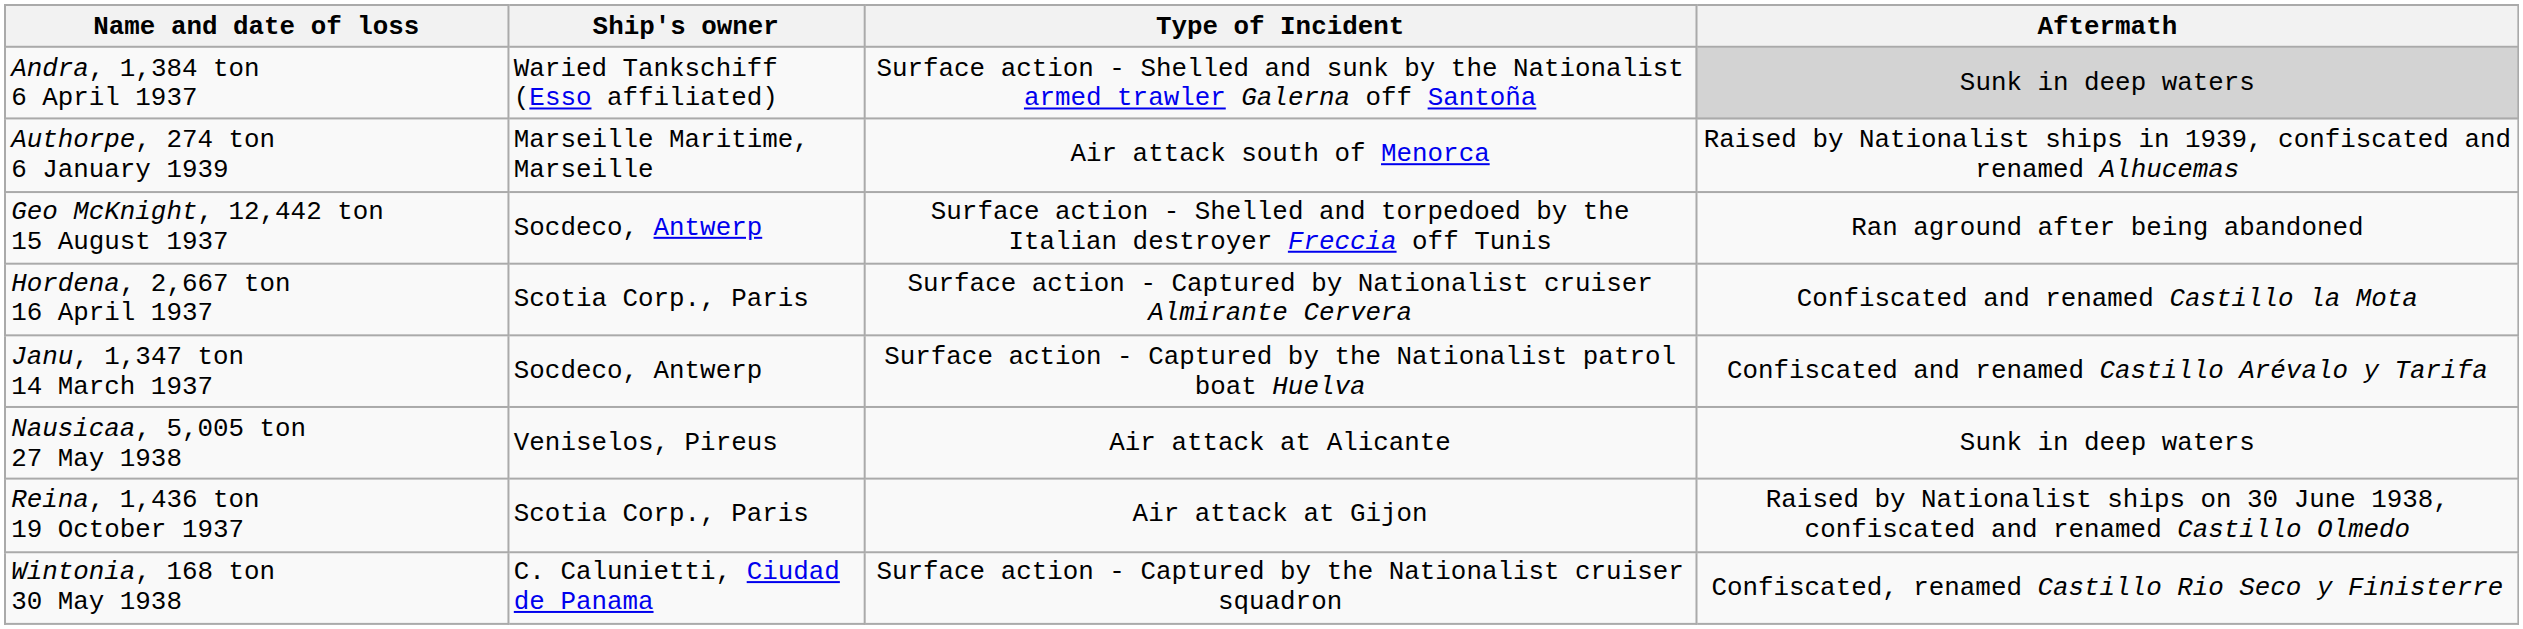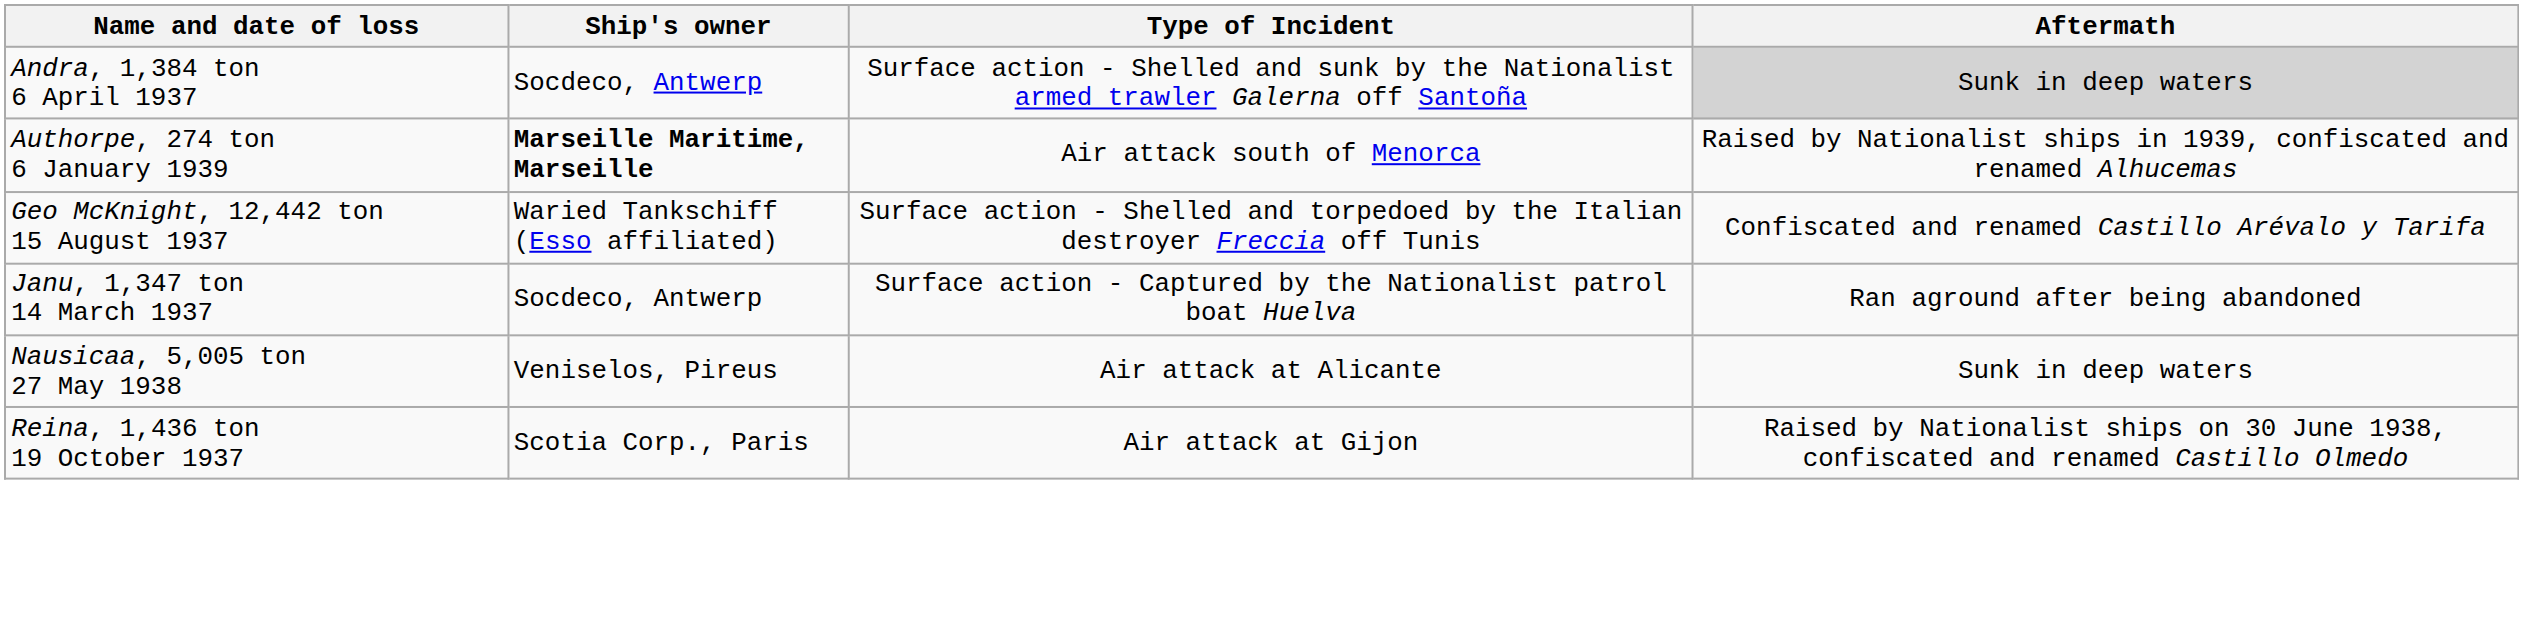(646, 83) Waried Tankschiff (Esso affiliated) -> (638, 83) Socdeco, Antwerp
(661, 155) normal -> (661, 155) bold
(638, 227) Socdeco, Antwerp -> (646, 227) Waried Tankschiff (Esso affiliated)
(2107, 227) Ran aground after being abandoned -> (2105, 227) Confiscated and renamed Castillo Arévalo y Tarifa
- row: (151, 299)
(2107, 371) Confiscated and renamed Castillo Arévalo y Tarifa -> (2105, 299) Ran aground after being abandoned
- row: (143, 587)
